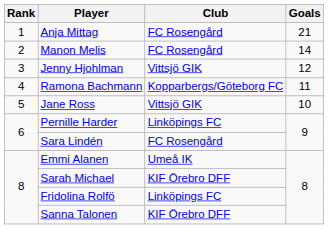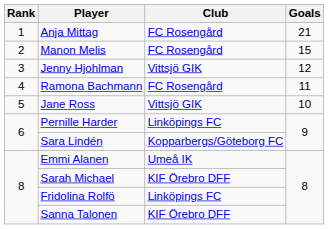(305, 50) 14 -> (305, 50) 15
(216, 86) Kopparbergs/Göteborg FC -> (185, 86) FC Rosengård
(185, 141) FC Rosengård -> (216, 141) Kopparbergs/Göteborg FC
